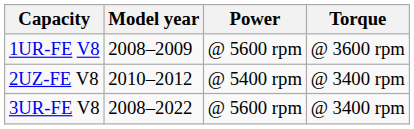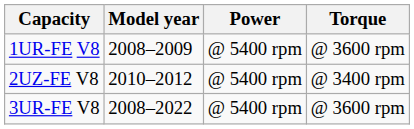(255, 49) @ 5600 rpm -> (255, 49) @ 5400 rpm
(255, 108) @ 5600 rpm -> (255, 108) @ 5400 rpm
(358, 108) @ 3400 rpm -> (358, 108) @ 3600 rpm
